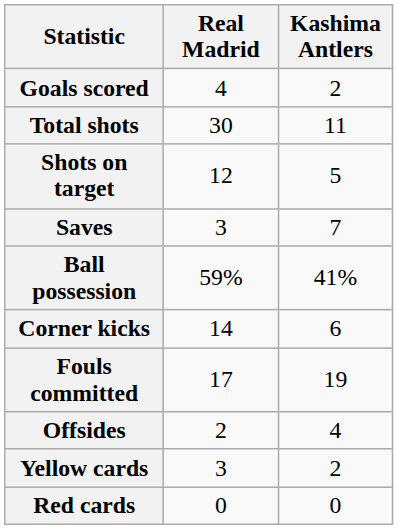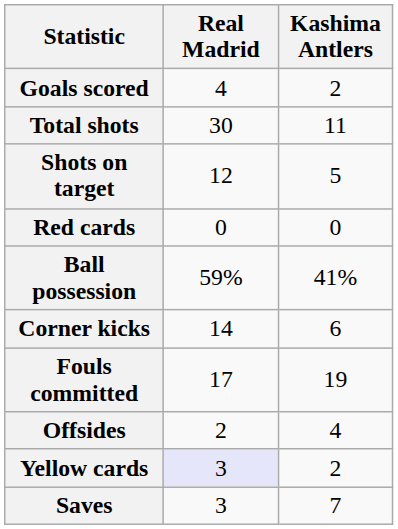rows swapped: (84, 226) <-> (84, 505)
(221, 467) no background -> (221, 467) lavender background
